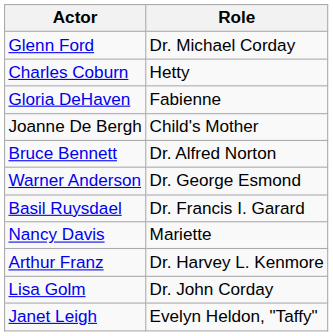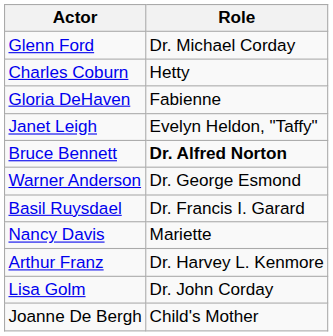rows swapped: (53, 316) <-> (75, 126)
(213, 153) normal -> (218, 153) bold
